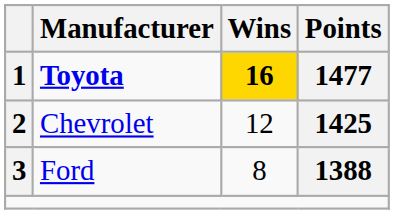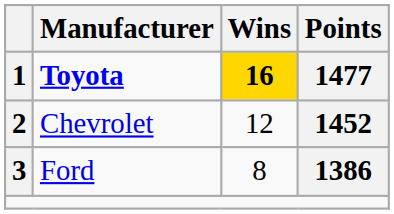(343, 123) 1425 -> (343, 123) 1452
(343, 170) 1388 -> (343, 170) 1386
